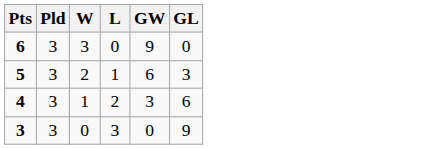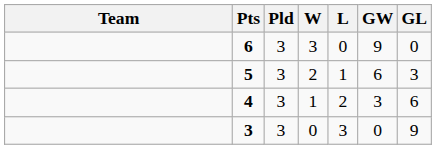+ column: (119, 18)
